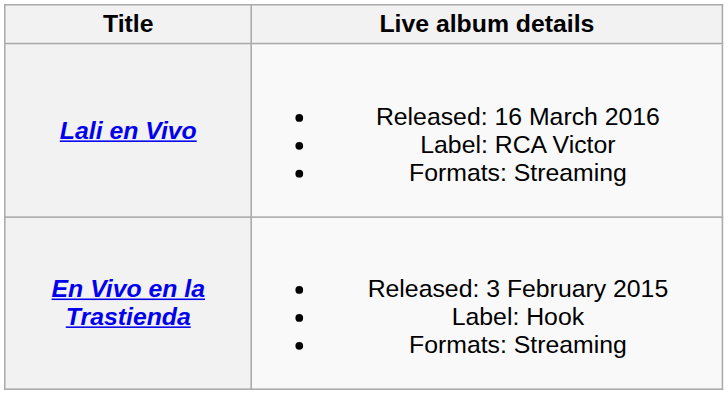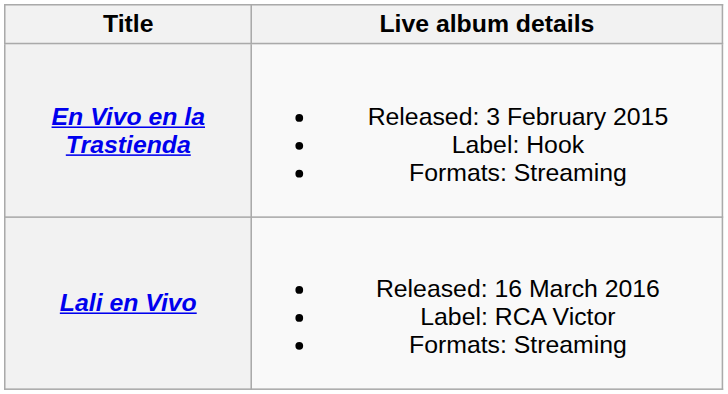rows swapped: (128, 302) <-> (128, 130)
